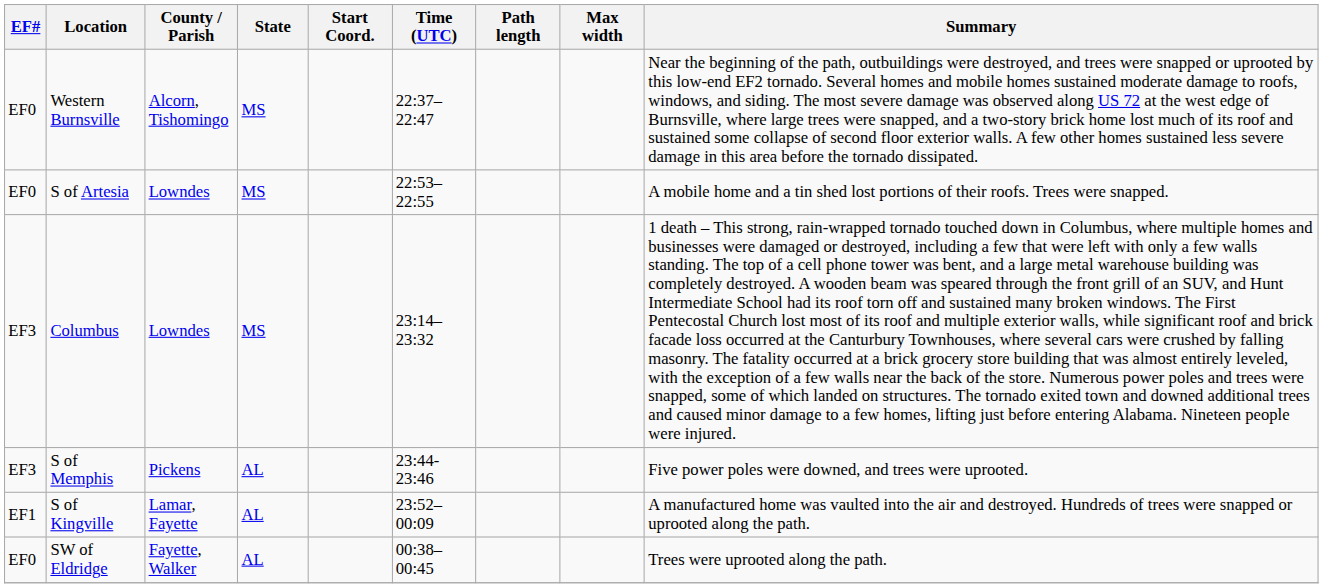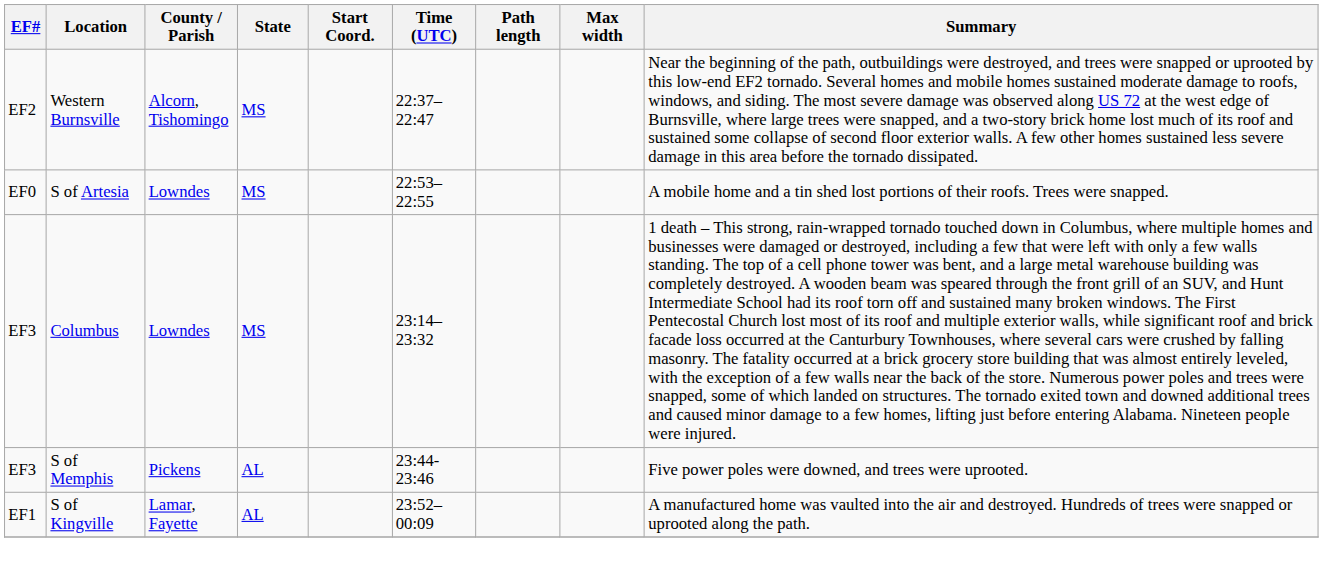(22, 109) EF0 -> (22, 109) EF2
- row: (79, 559)
